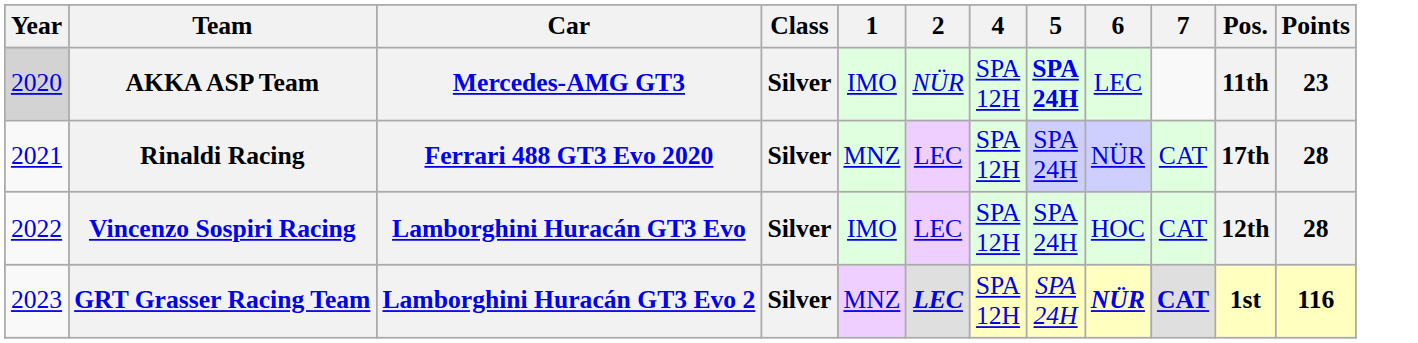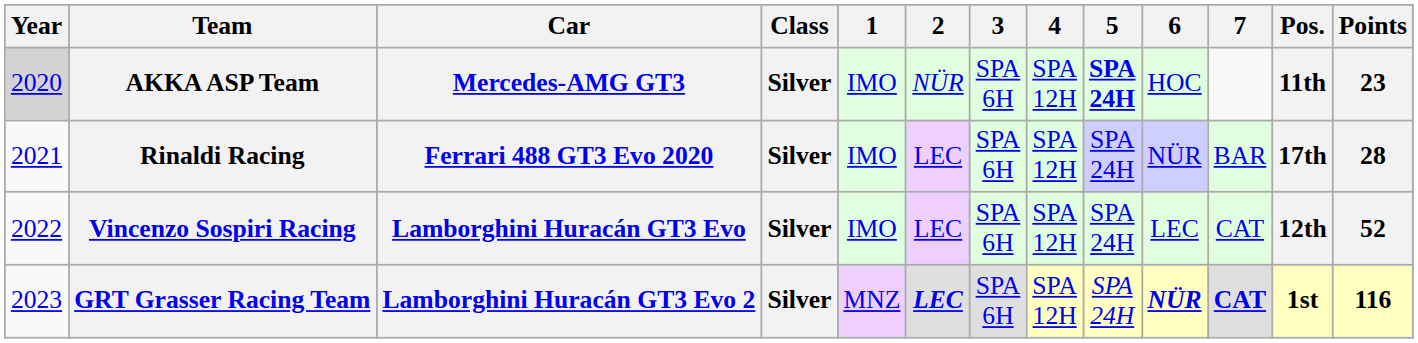+ column: (998, 26)
(1118, 83) LEC -> (1175, 83) HOC
(872, 155) MNZ -> (872, 155) IMO
(1183, 155) CAT -> (1240, 155) BAR
(1118, 228) HOC -> (1175, 228) LEC
(1316, 228) 28 -> (1373, 228) 52
